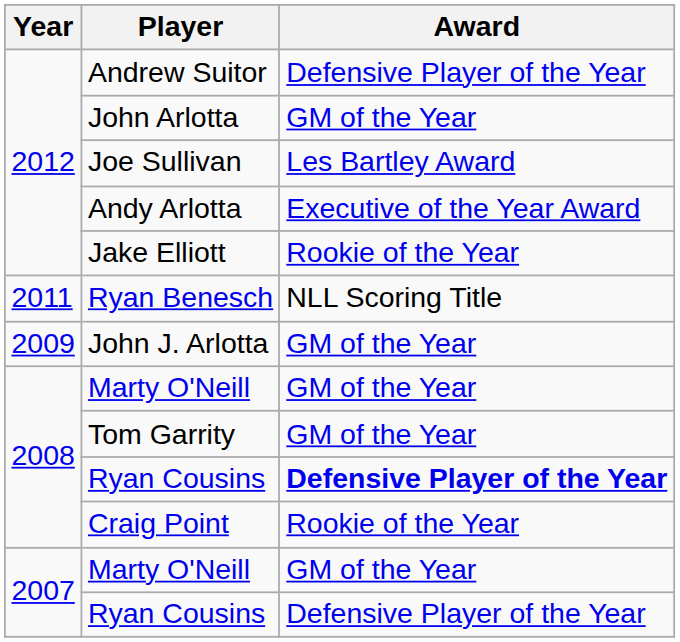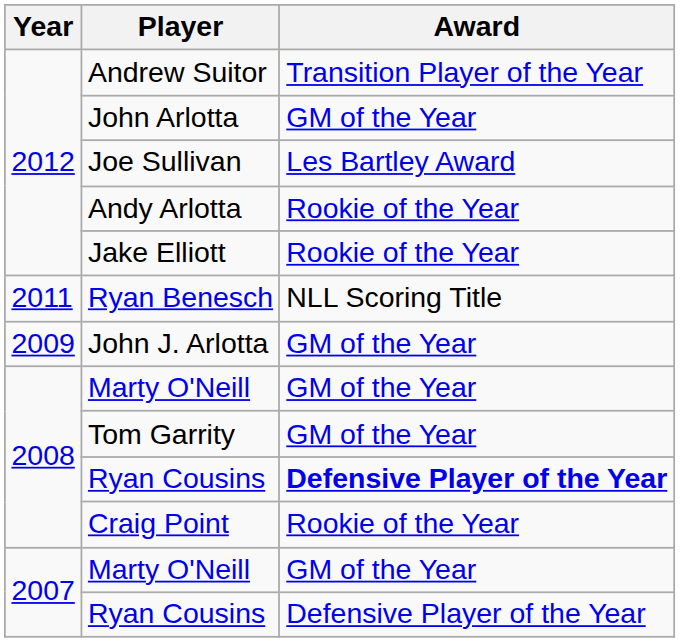(466, 72) Defensive Player of the Year -> (465, 72) Transition Player of the Year
(463, 207) Executive of the Year Award -> (403, 207) Rookie of the Year
